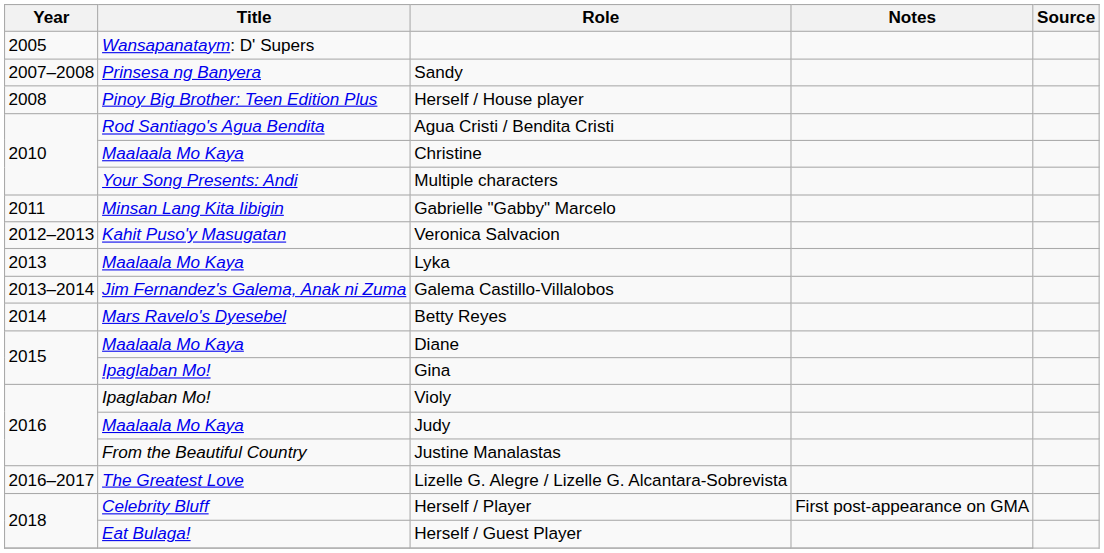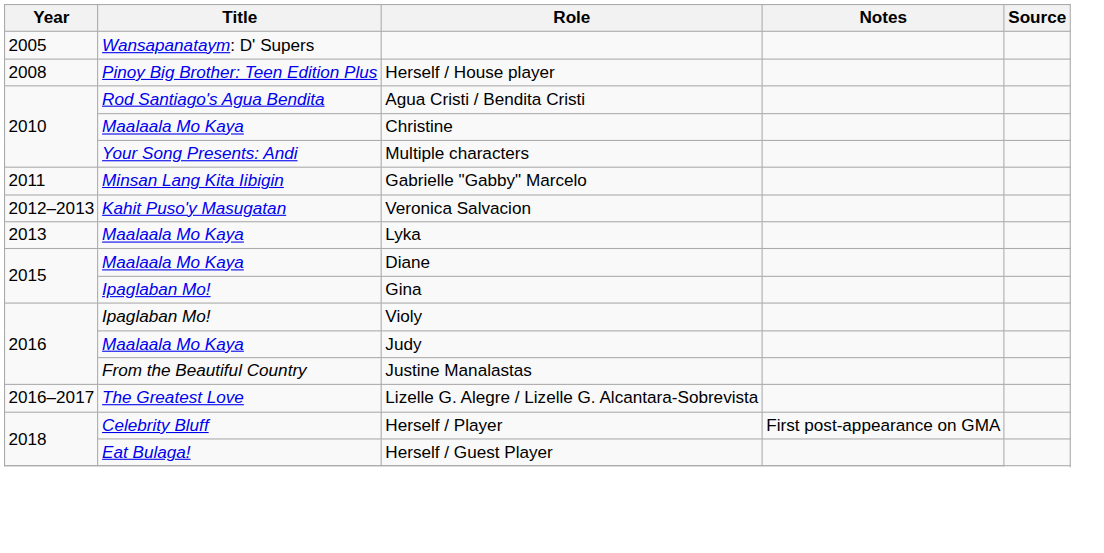- row: (182, 72)
- row: (254, 289)
- row: (194, 316)
